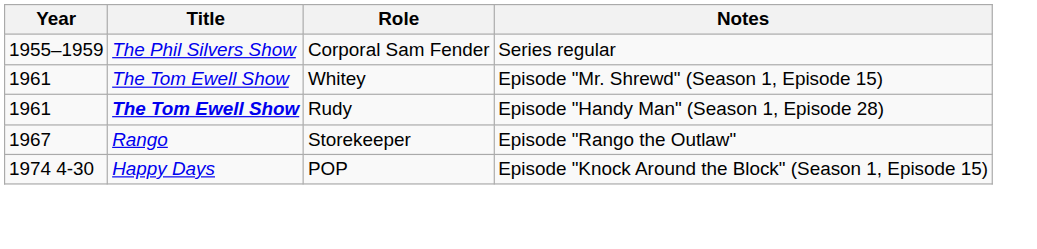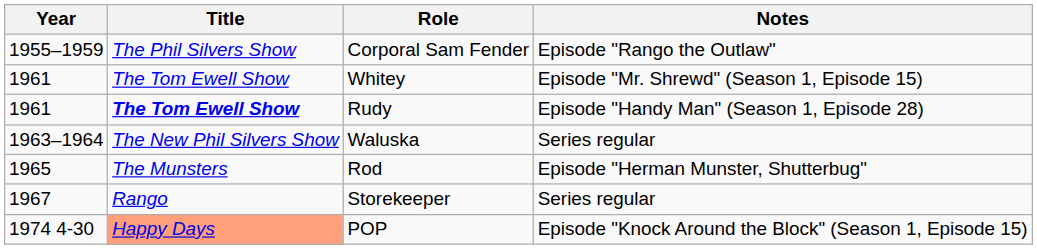(557, 49) Series regular -> (657, 49) Episode "Rango the Outlaw"
+ row: (383, 139)
+ row: (365, 169)
(617, 139) Episode "Rango the Outlaw" -> (597, 199) Series regular
(164, 169) no background -> (164, 229) lightsalmon background
